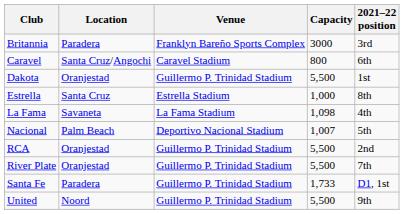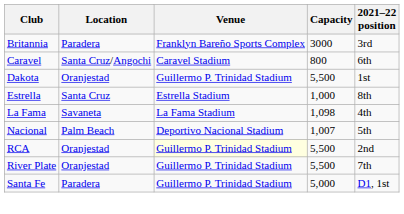(224, 148) no background -> (224, 148) lightyellow background
(323, 183) 1,733 -> (323, 183) 5,000
- row: (22, 200)
